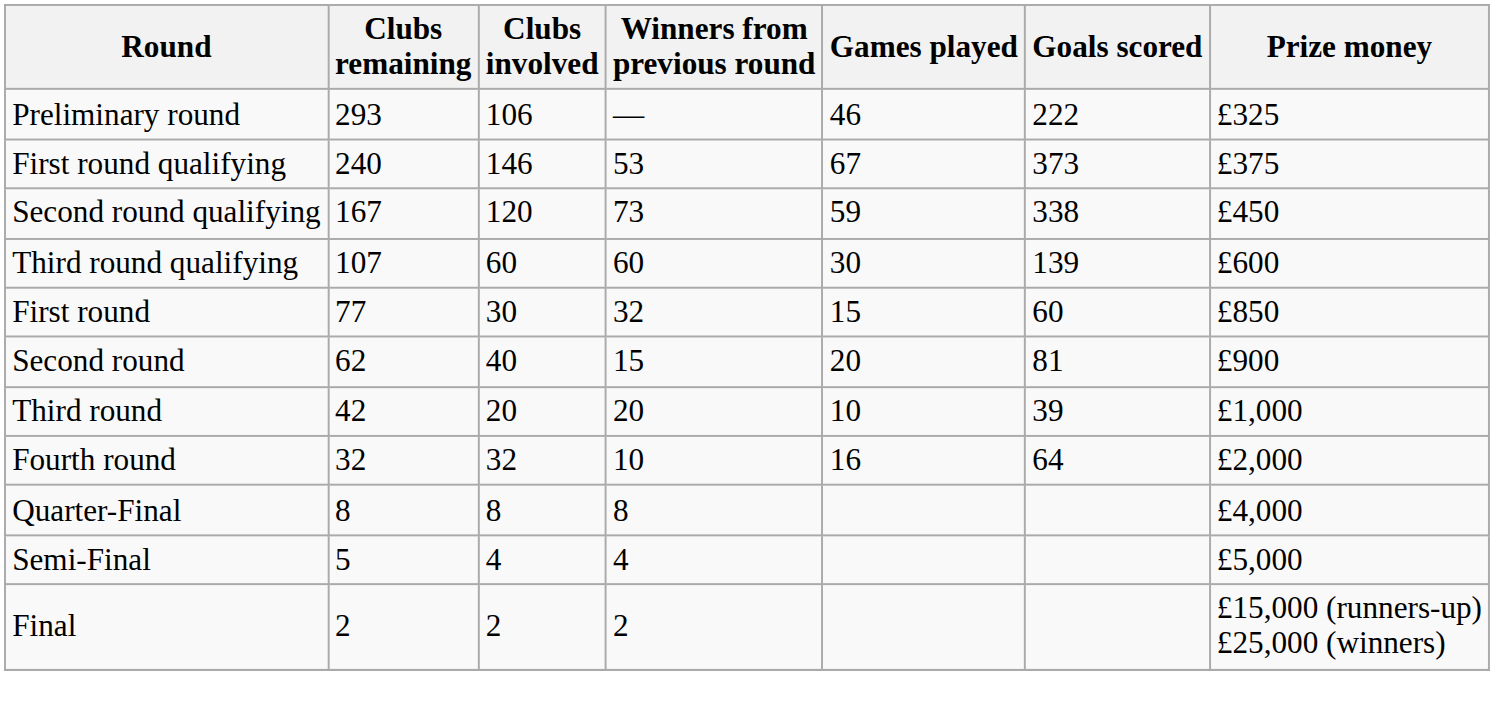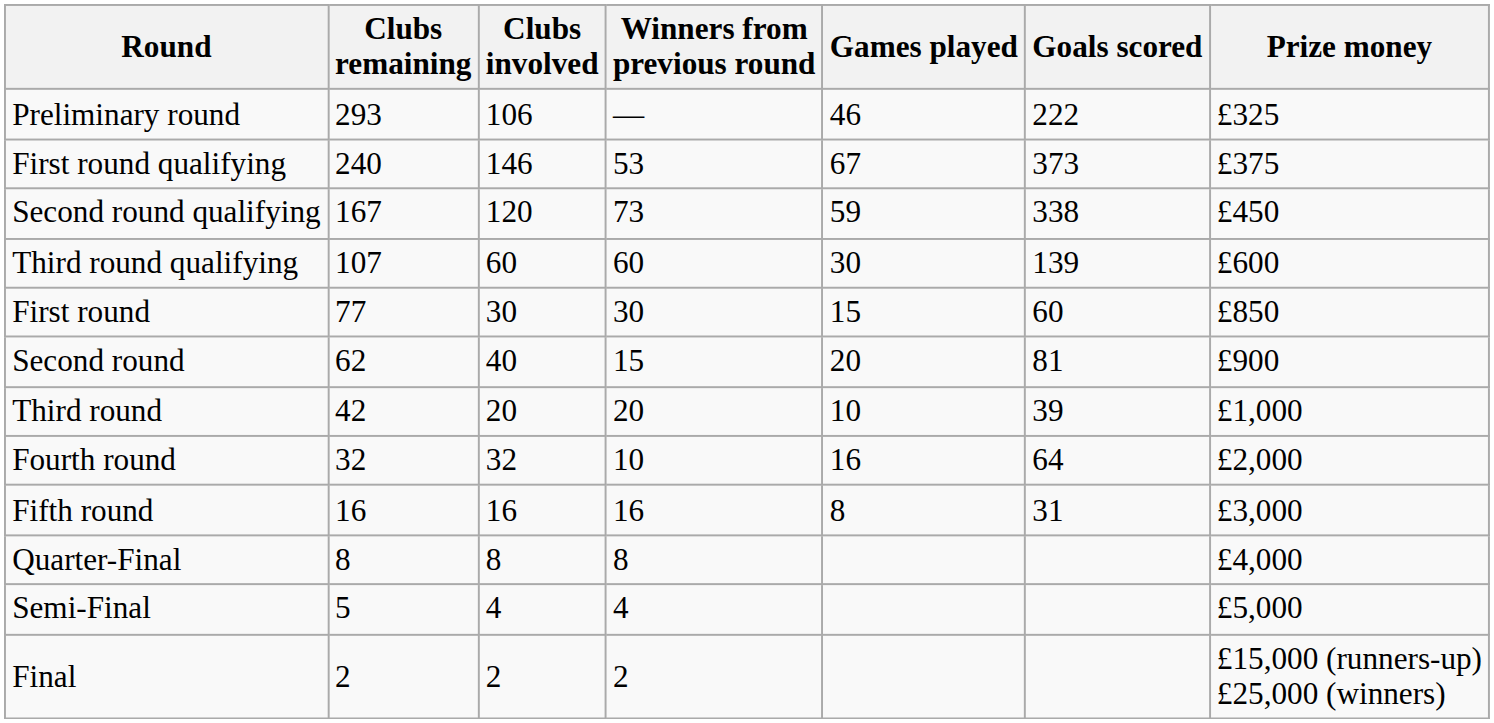(628, 311) 32 -> (628, 311) 30
+ row: (83, 509)
